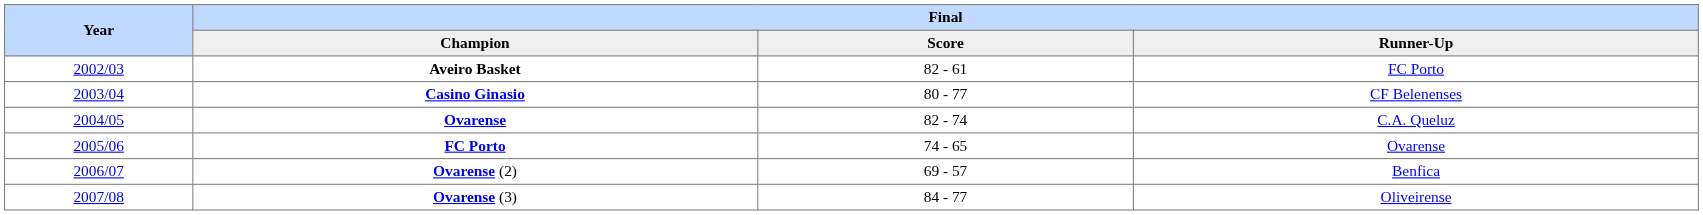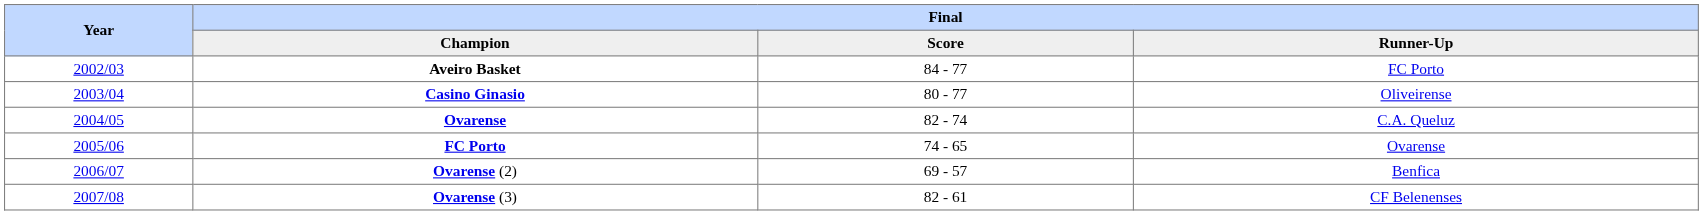(946, 68) 82 - 61 -> (946, 68) 84 - 77
(1416, 94) CF Belenenses -> (1416, 94) Oliveirense
(946, 197) 84 - 77 -> (946, 197) 82 - 61
(1416, 197) Oliveirense -> (1416, 197) CF Belenenses
